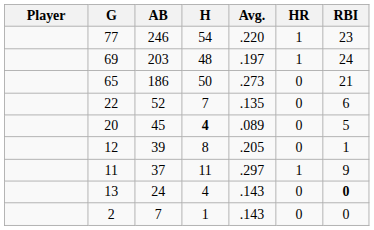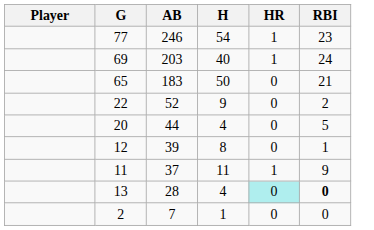- column: (252, 15)
(205, 59) 48 -> (223, 59) 40
(158, 81) 186 -> (172, 81) 183
(205, 103) 7 -> (223, 103) 9
(346, 103) 6 -> (325, 103) 2
(158, 125) 45 -> (172, 125) 44
(205, 125) bold -> (223, 125) normal
(158, 192) 24 -> (172, 192) 28
(299, 192) no background -> (274, 192) paleturquoise background
